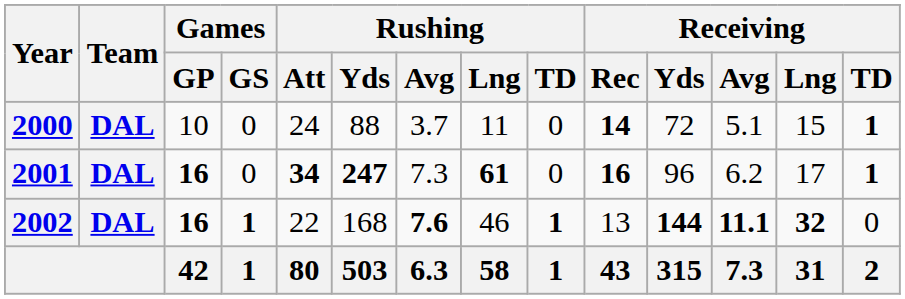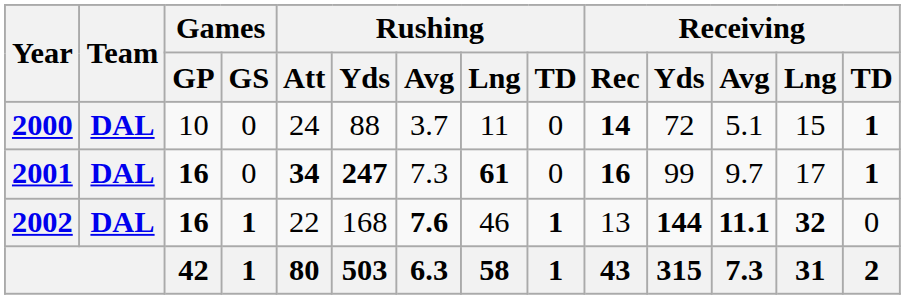(679, 173) 96 -> (679, 173) 99
(744, 173) 6.2 -> (744, 173) 9.7
